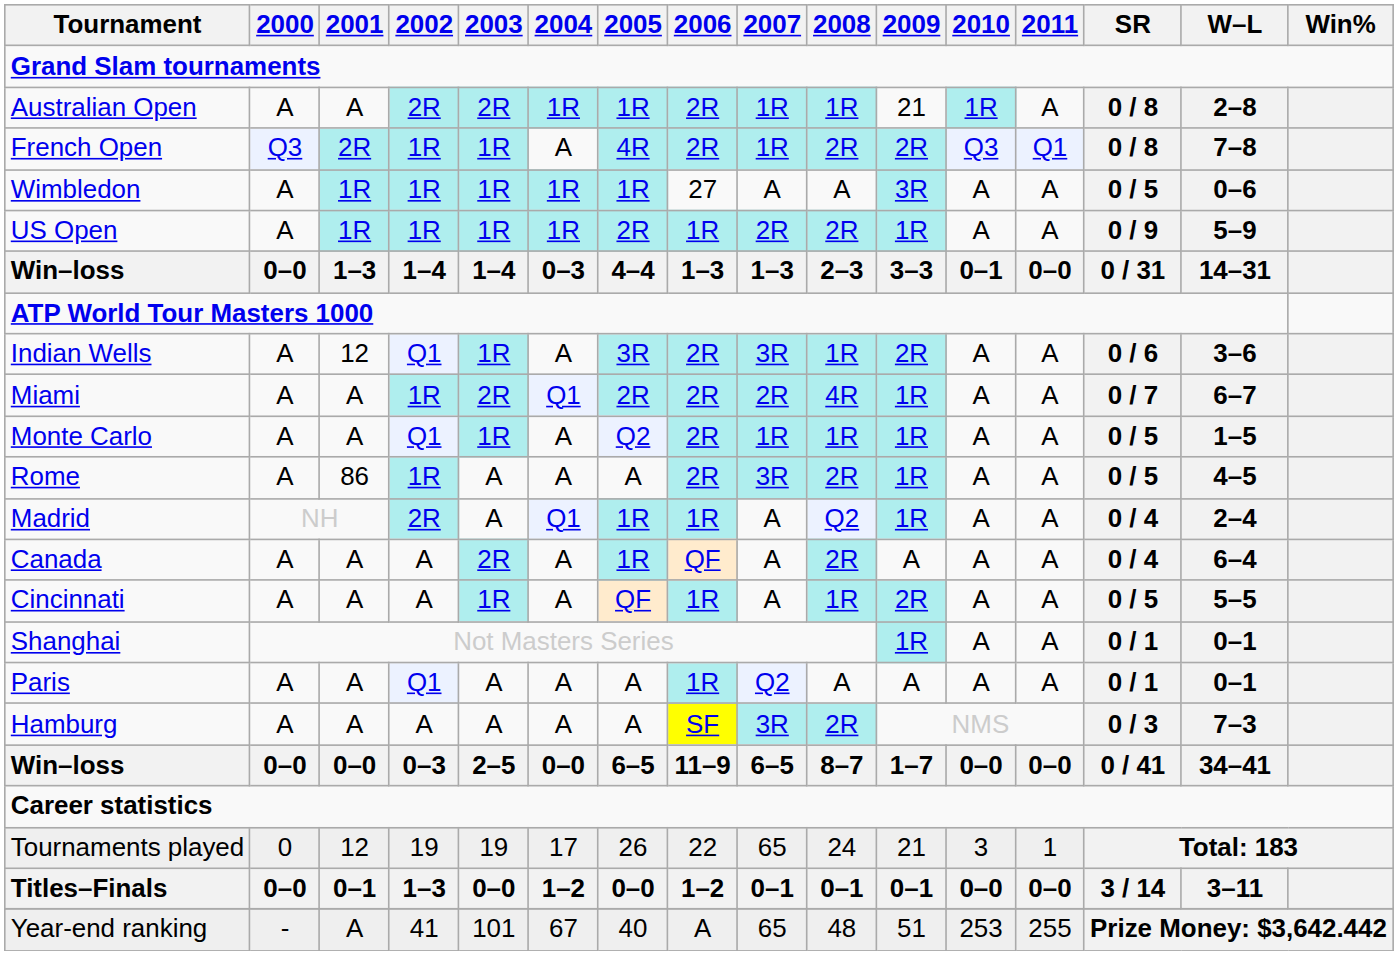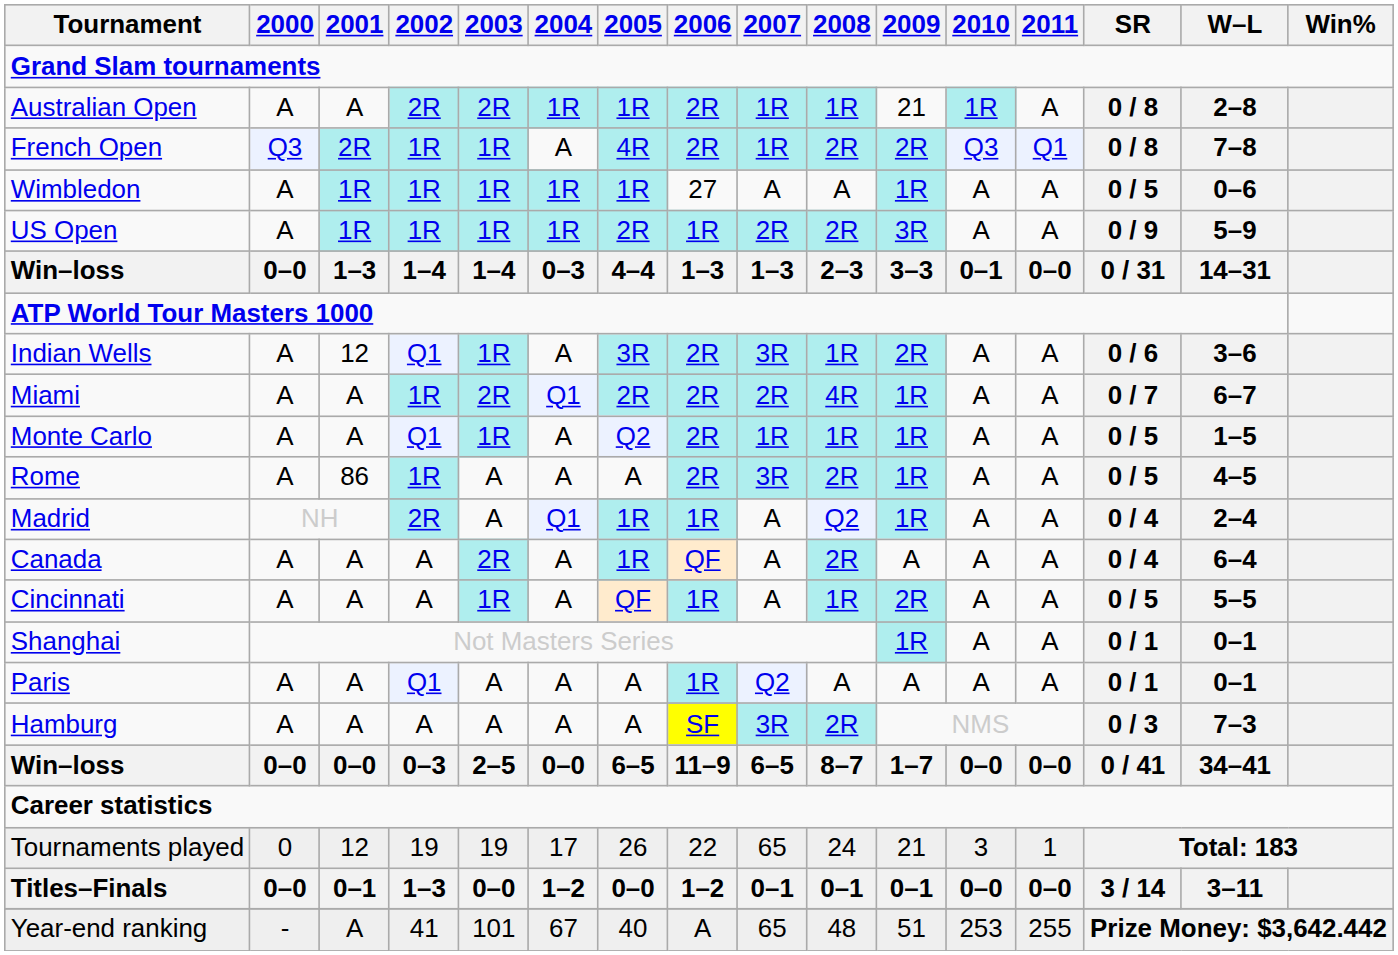(911, 189) 3R -> (911, 189) 1R
(911, 230) 1R -> (911, 230) 3R
